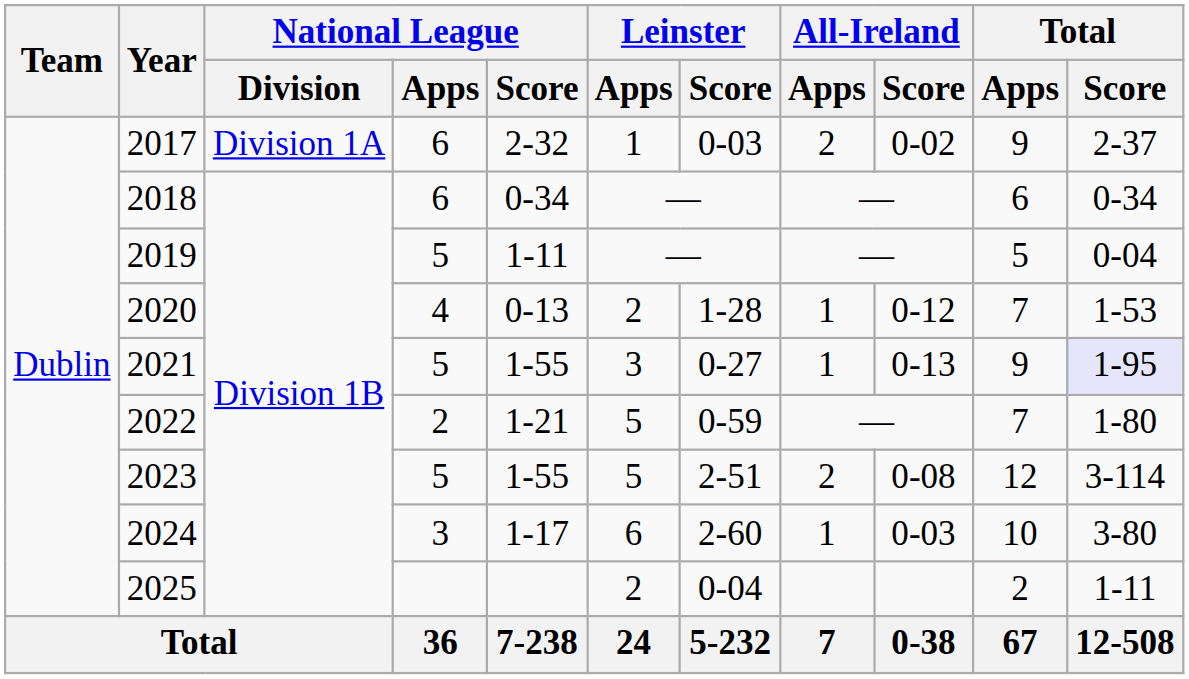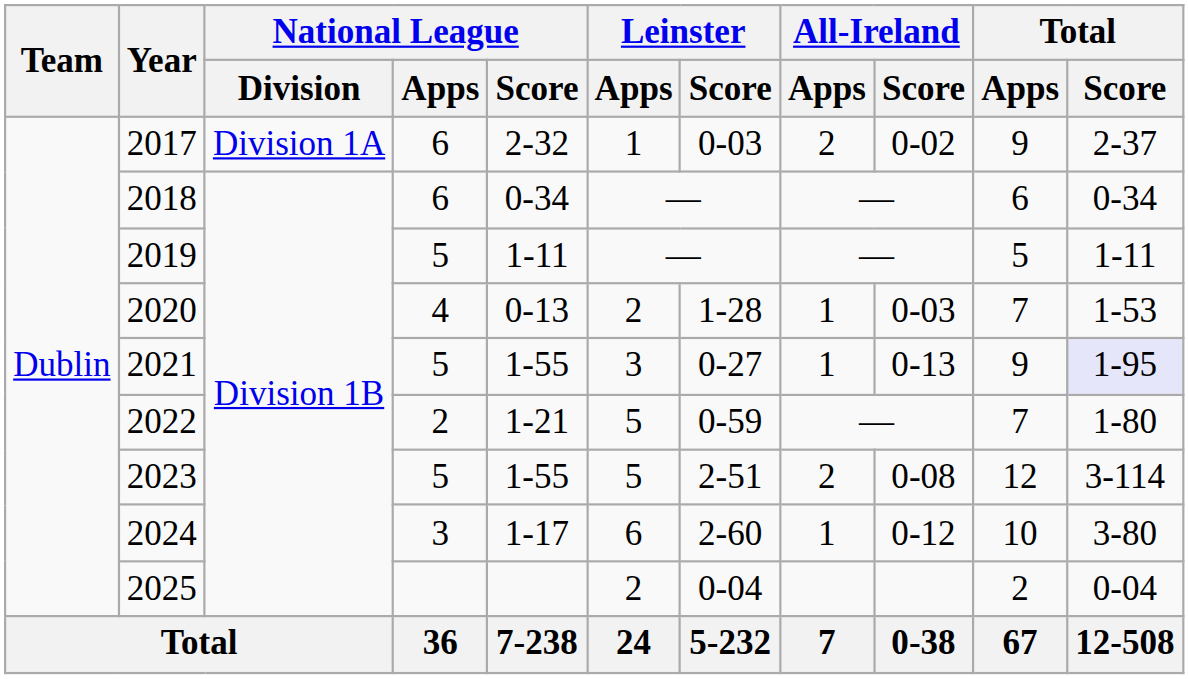(1125, 254) 0-04 -> (1125, 254) 1-11
(923, 310) 0-12 -> (923, 310) 0-03
(923, 532) 0-03 -> (923, 532) 0-12
(1125, 587) 1-11 -> (1125, 587) 0-04
